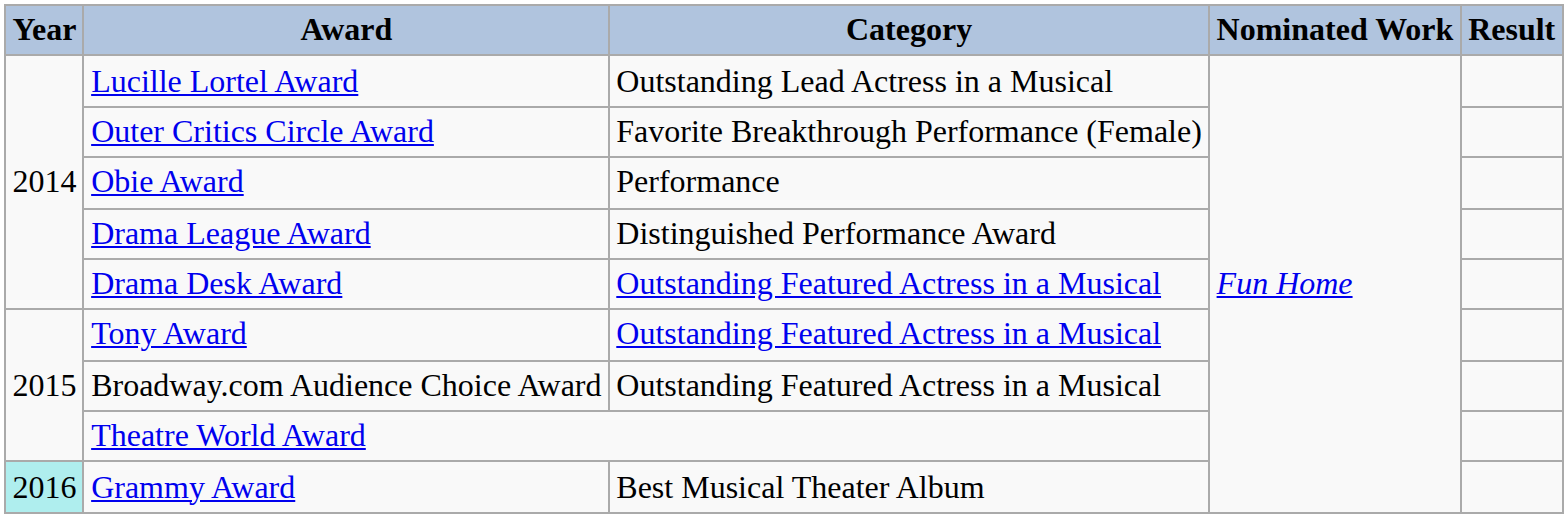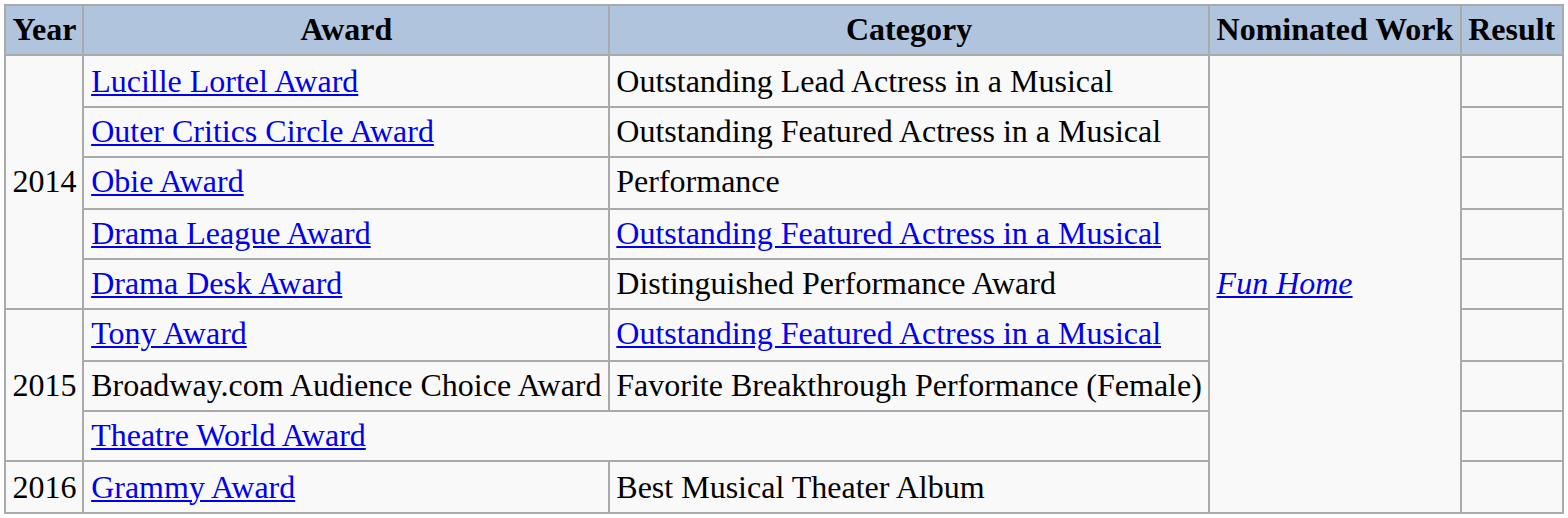(909, 131) Favorite Breakthrough Performance (Female) -> (889, 131) Outstanding Featured Actress in a Musical
(836, 232) Distinguished Performance Award -> (889, 232) Outstanding Featured Actress in a Musical
(889, 283) Outstanding Featured Actress in a Musical -> (836, 283) Distinguished Performance Award
(889, 385) Outstanding Featured Actress in a Musical -> (909, 385) Favorite Breakthrough Performance (Female)
(44, 486) paleturquoise background -> (44, 486) no background
